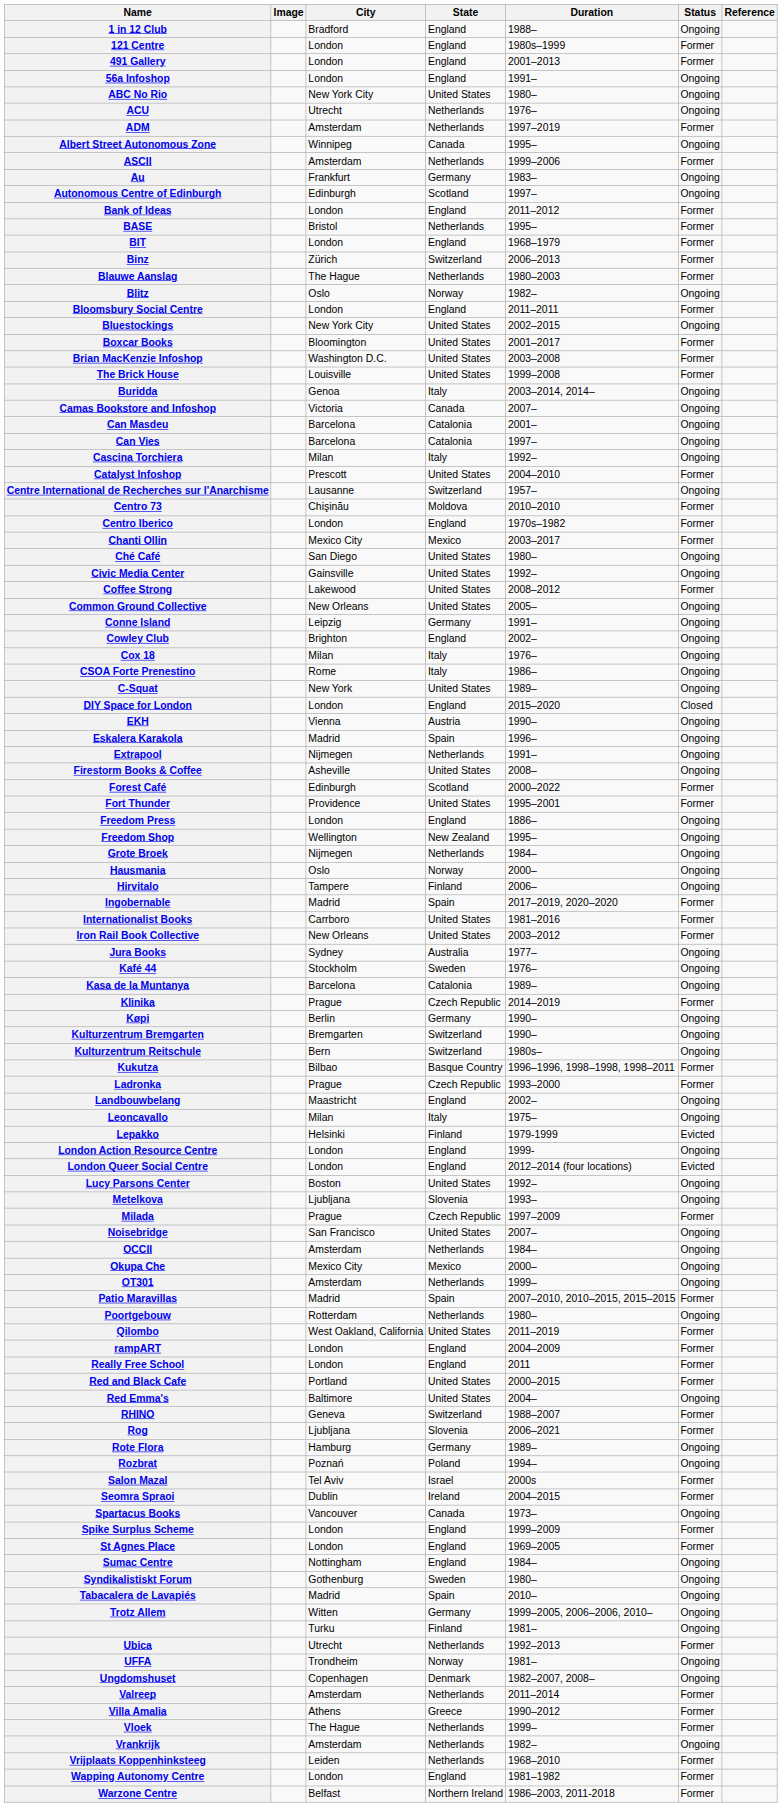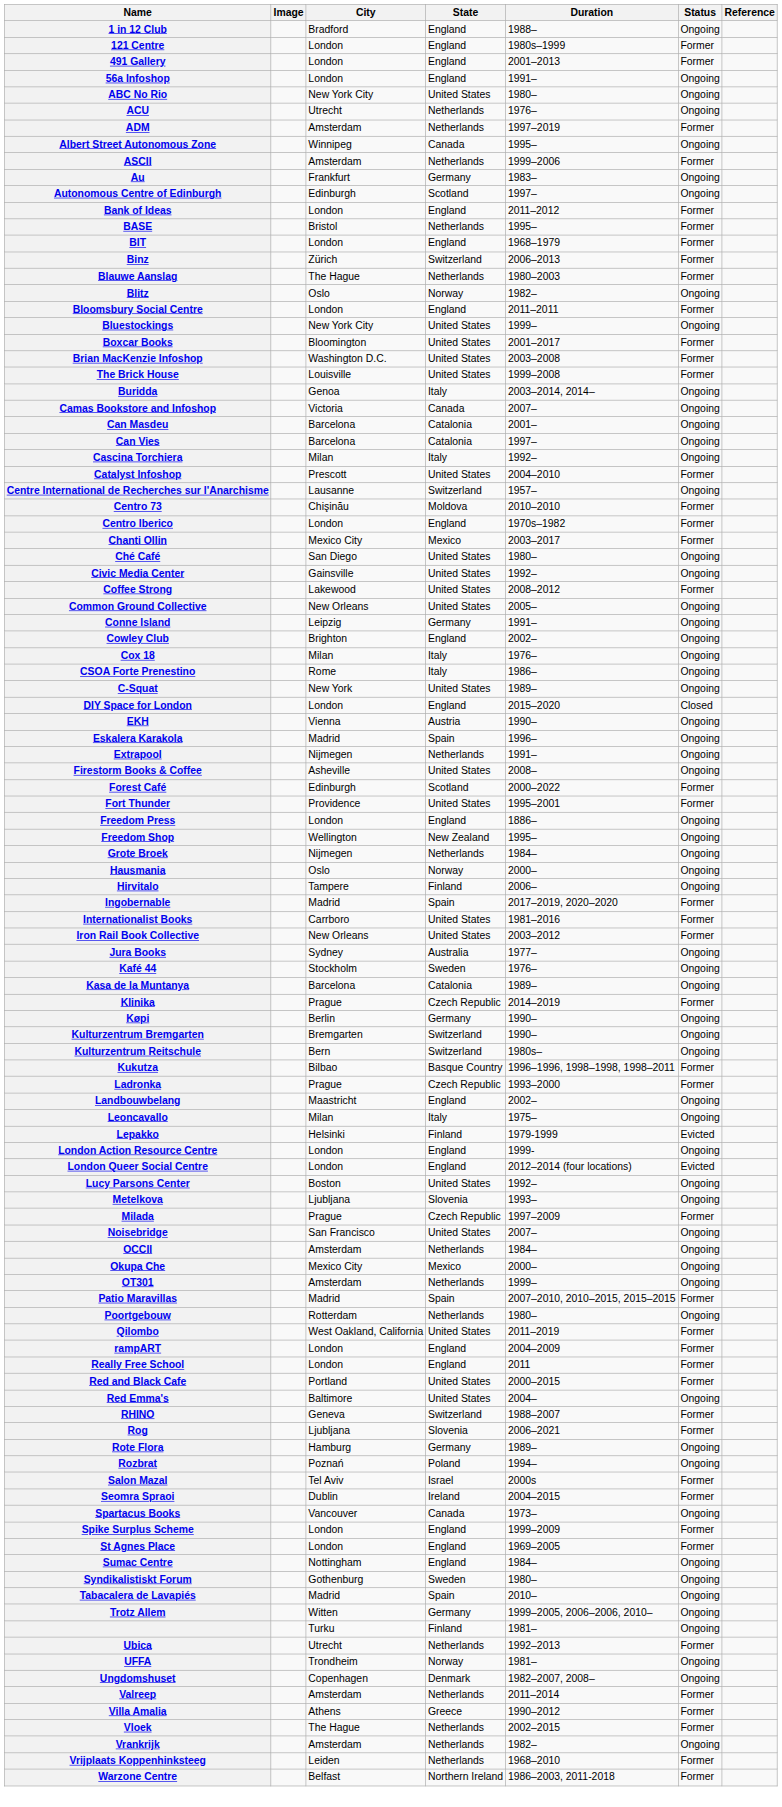(534, 326) 2002–2015 -> (522, 326) 1999–
(522, 1728) 1999– -> (534, 1728) 2002–2015
- row: (138, 1777)
